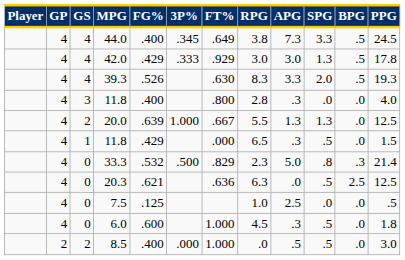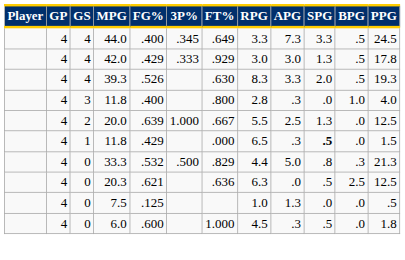(260, 38) 3.8 -> (260, 38) 3.3
(360, 100) .0 -> (357, 100) 1.0
(293, 120) 1.3 -> (293, 120) 2.5
(327, 141) normal -> (327, 141) bold
(260, 161) 2.3 -> (260, 161) 4.4
(385, 161) 21.4 -> (385, 161) 21.3
(293, 203) 2.5 -> (293, 203) 1.3
- row: (87, 244)
